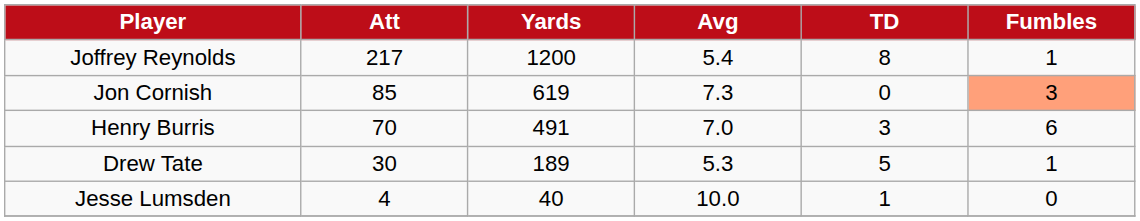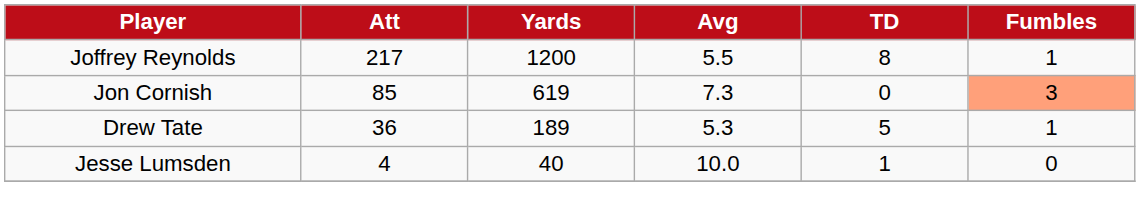(718, 57) 5.4 -> (718, 57) 5.5
- row: (153, 127)
(384, 163) 30 -> (384, 127) 36
